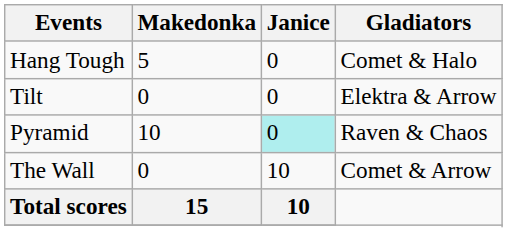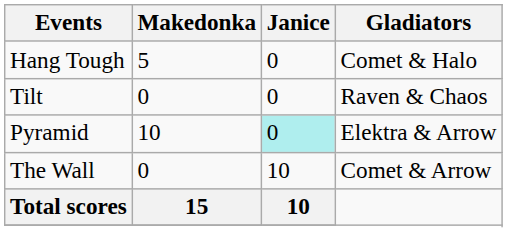(419, 96) Elektra & Arrow -> (414, 96) Raven & Chaos
(414, 133) Raven & Chaos -> (419, 133) Elektra & Arrow
